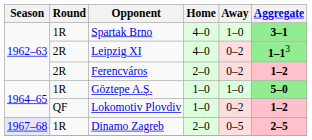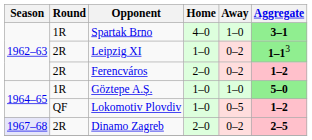(201, 51) 4–0 -> (201, 51) 1–0
(235, 108) 0–2 -> (235, 108) 0–5
(59, 126) 1R -> (59, 126) 2R
(235, 126) 0–5 -> (235, 126) 0–2
